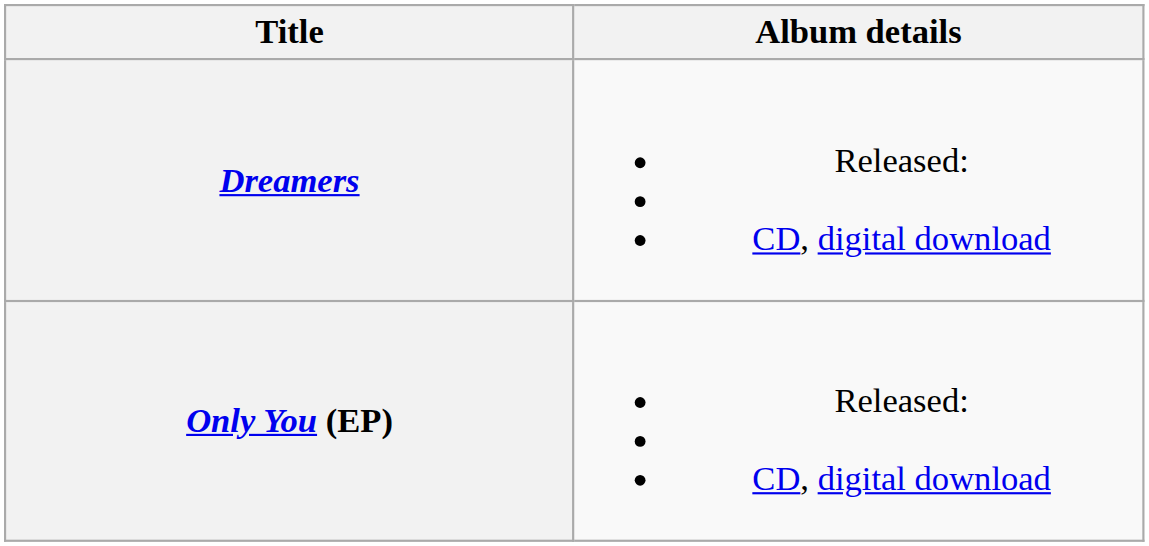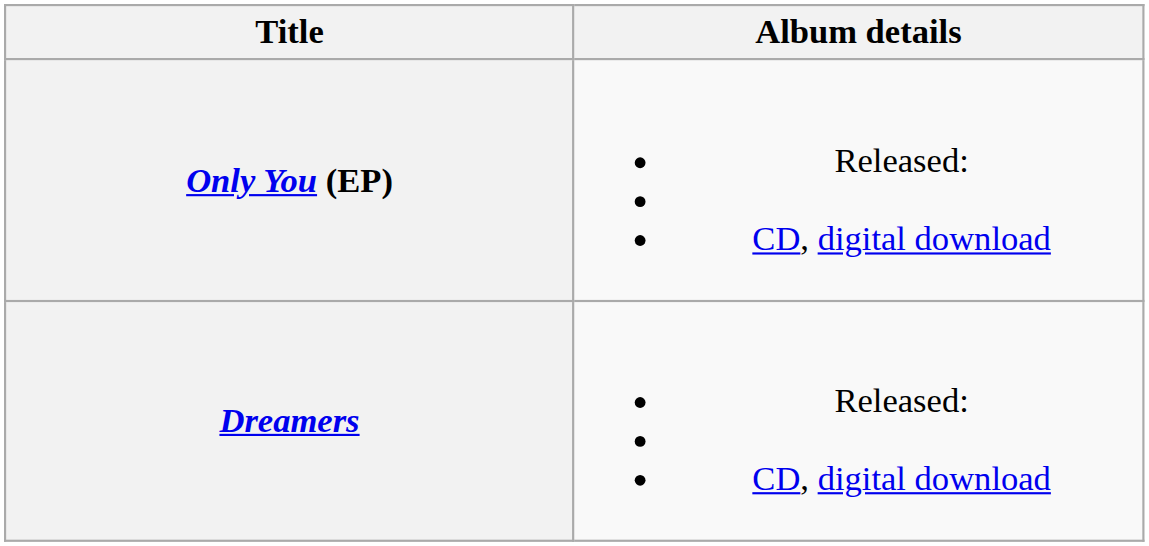rows swapped: (290, 179) <-> (290, 420)
